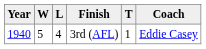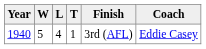columns swapped: (129, 14) <-> (94, 14)
